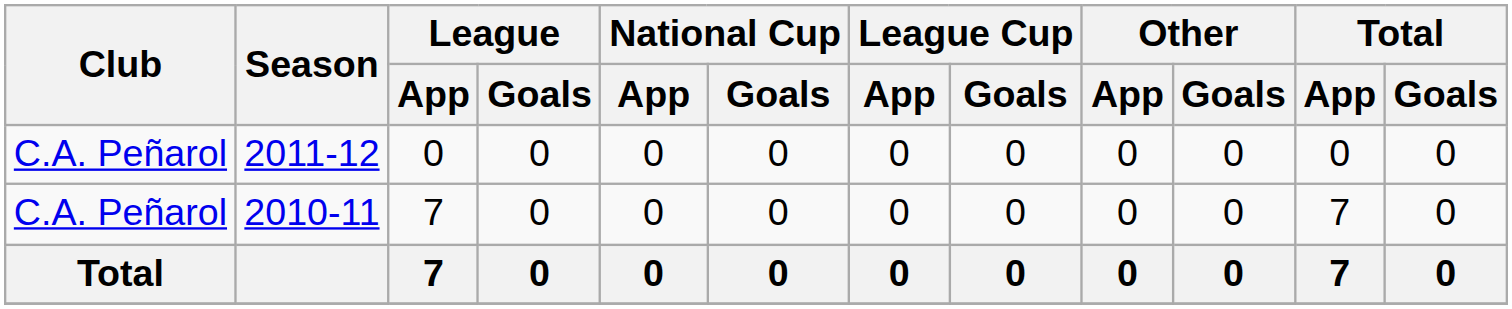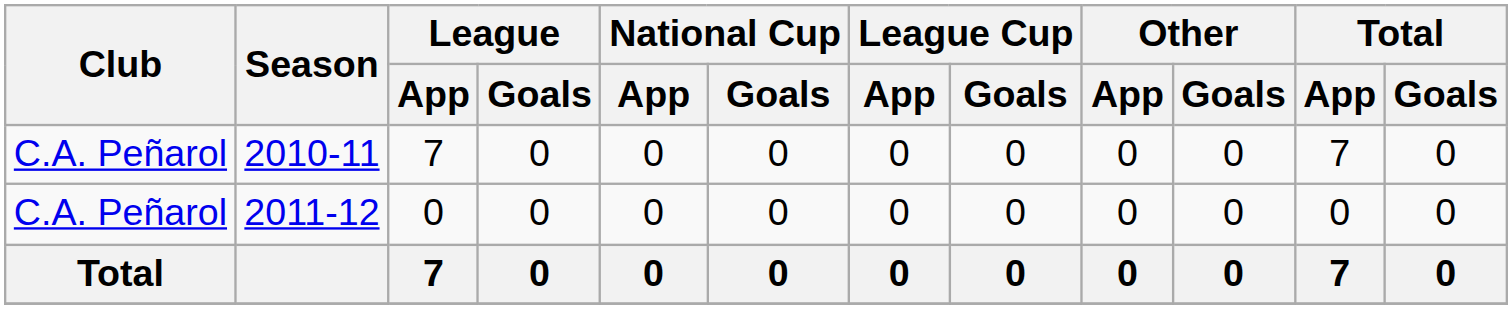rows swapped: (312, 213) <-> (312, 153)
